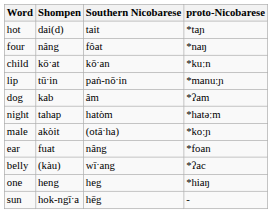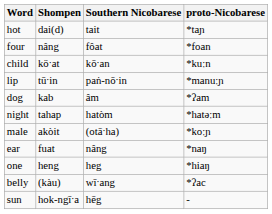(197, 47) *naŋ -> (198, 47) *foan
(198, 149) *foan -> (197, 149) *naŋ
rows swapped: (15, 183) <-> (18, 166)
